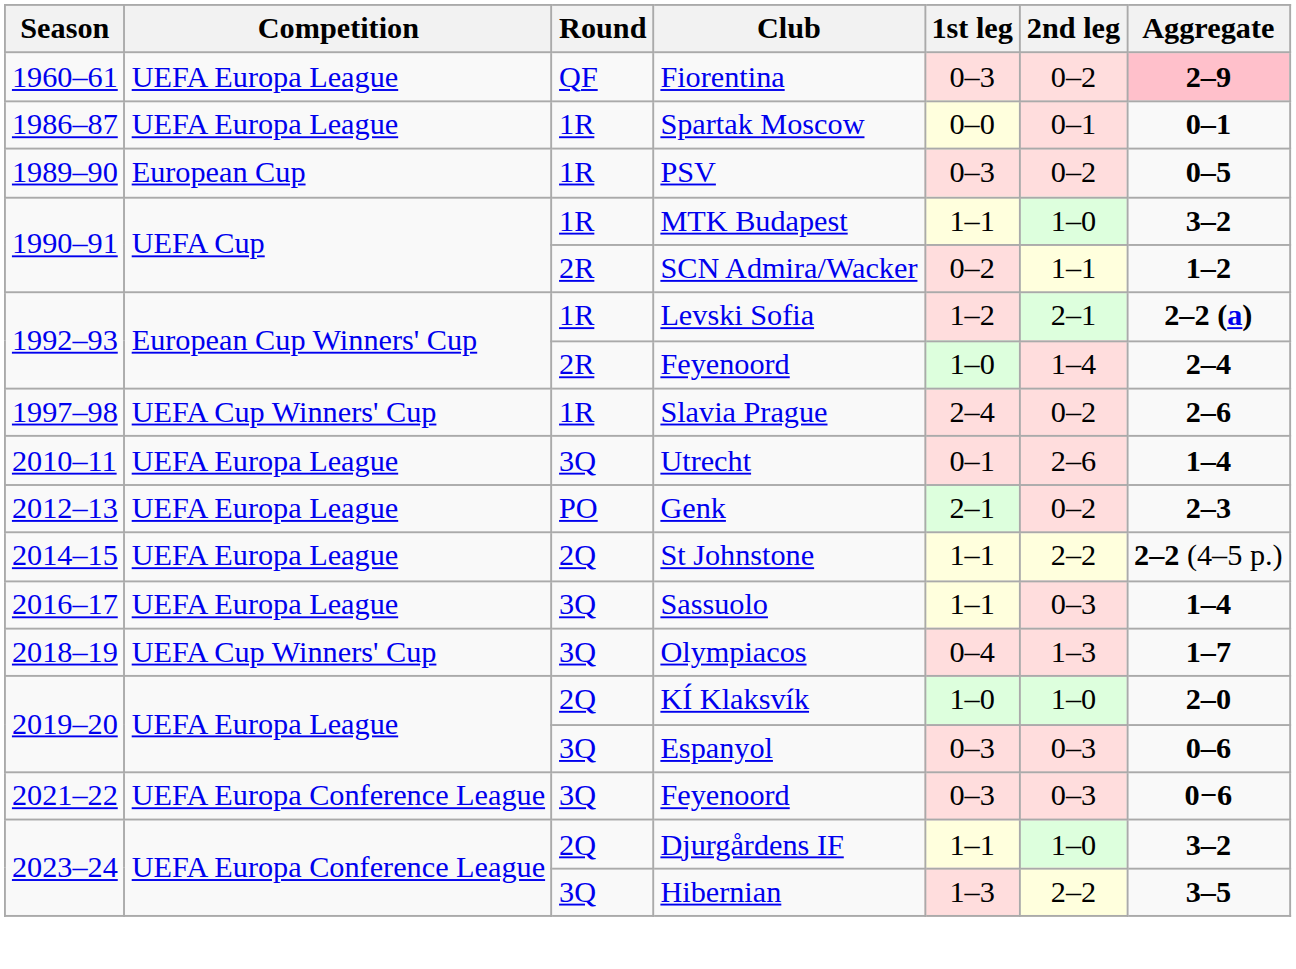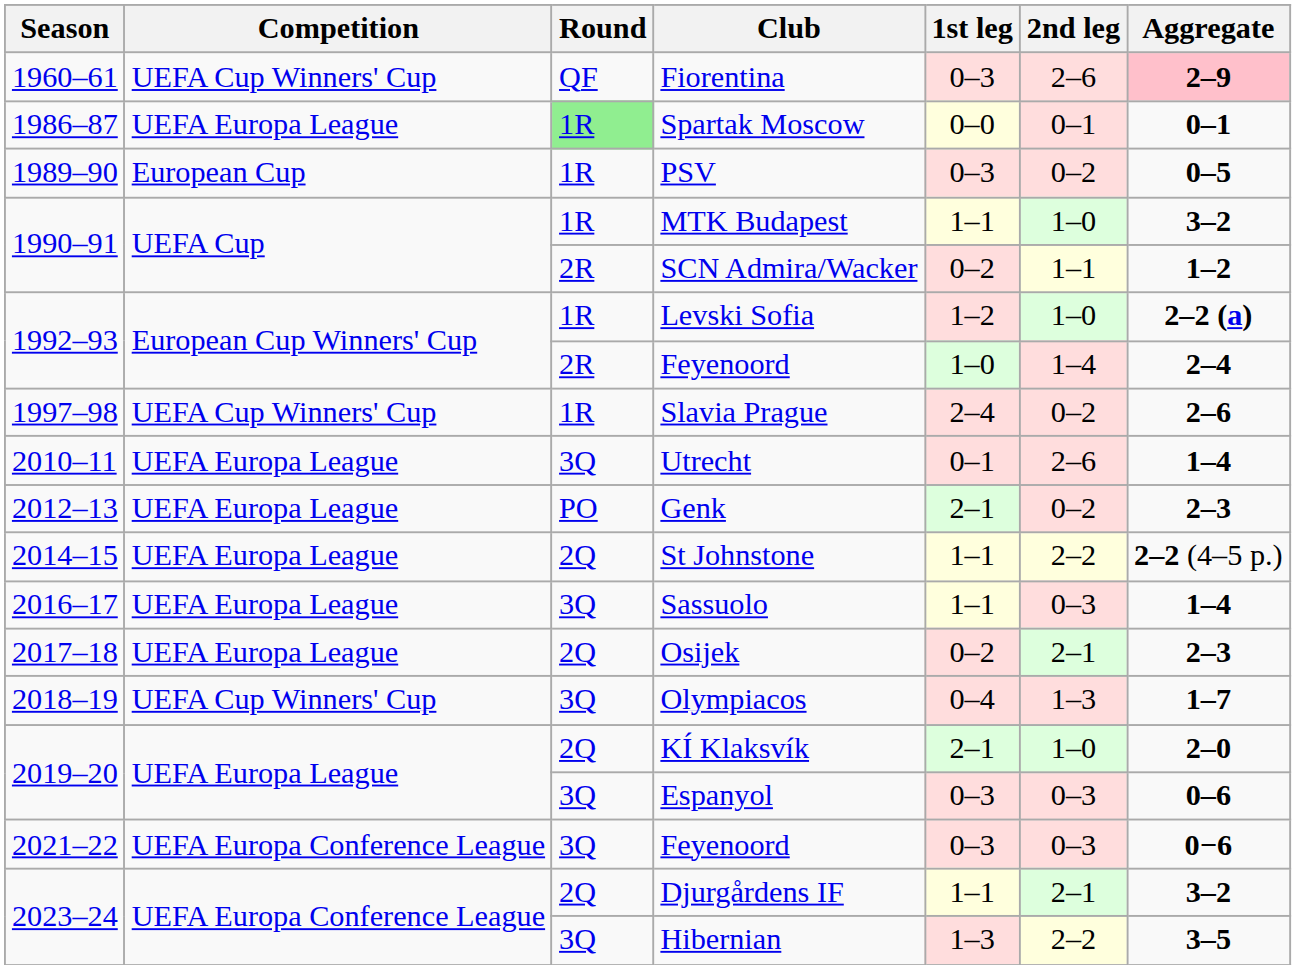(265, 76) UEFA Europa League -> (284, 76) UEFA Cup Winners' Cup
(1073, 76) 0–2 -> (1073, 76) 2–6
(577, 124) no background -> (577, 124) lightgreen background
(1073, 316) 2–1 -> (1073, 316) 1–0
+ row: (65, 651)
(972, 699) 1–0 -> (972, 747) 2–1
(1073, 843) 1–0 -> (1073, 891) 2–1
